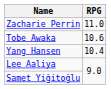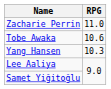(94, 51) 10.4 -> (94, 51) 10.3
